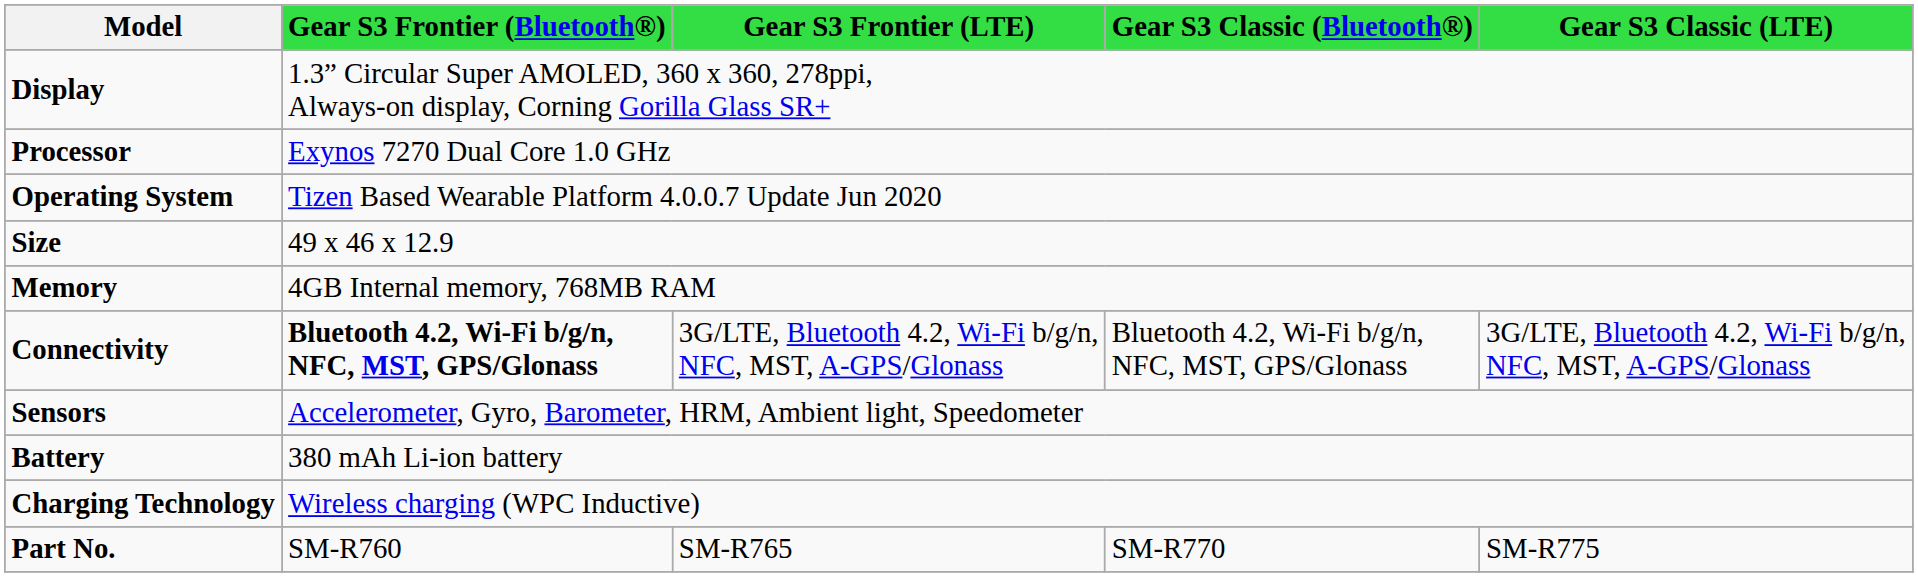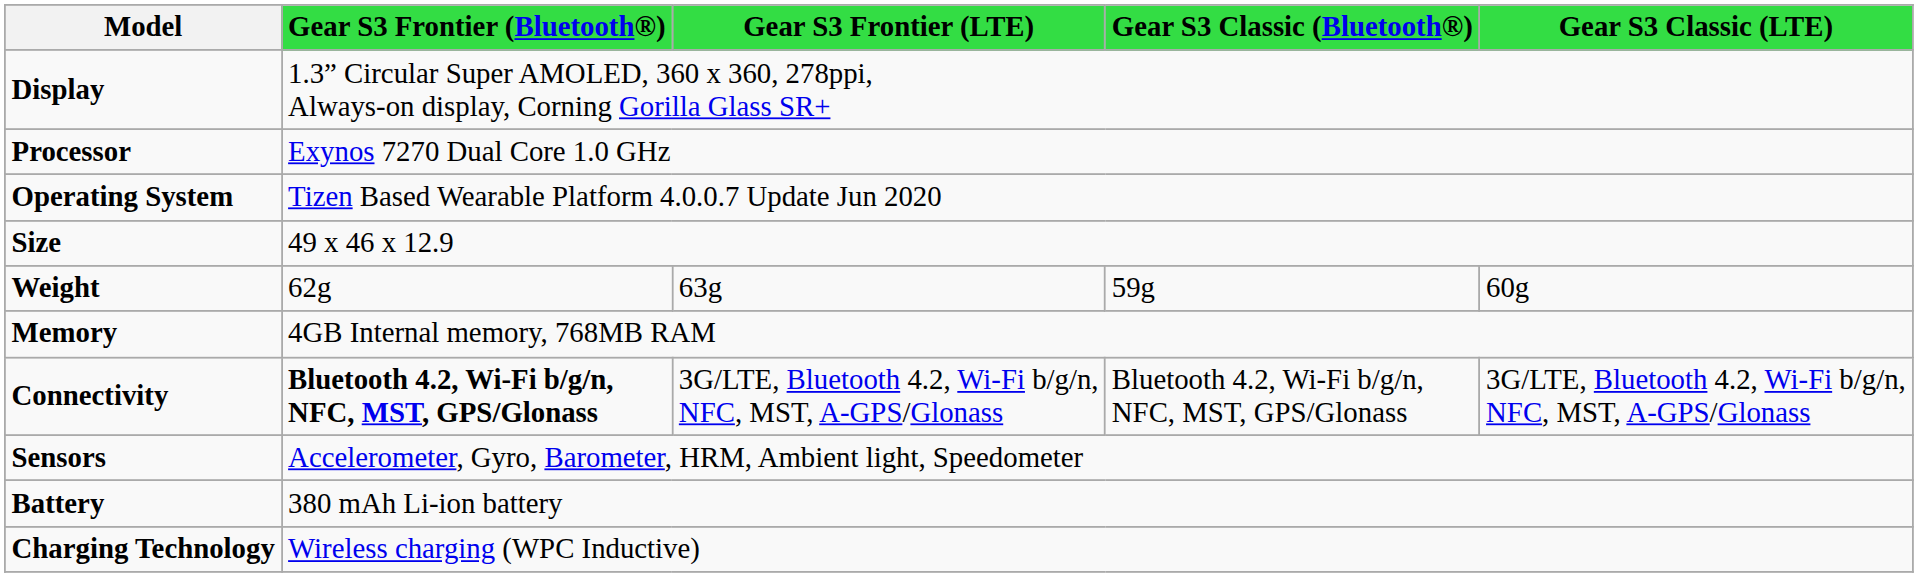+ row: (56, 288)
- row: (64, 548)
